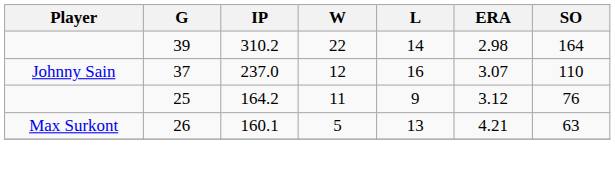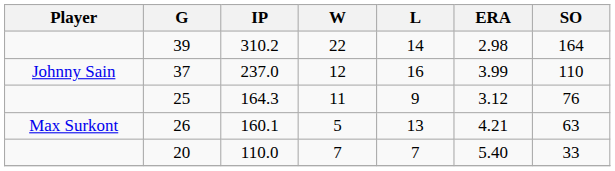(493, 71) 3.07 -> (493, 71) 3.99
(260, 98) 164.2 -> (260, 98) 164.3
+ row: (182, 152)
